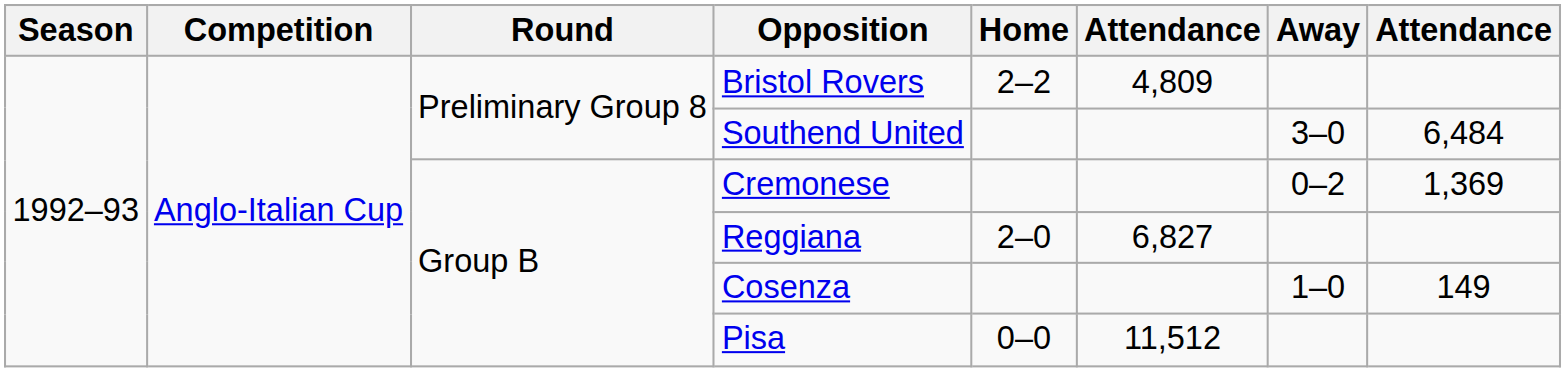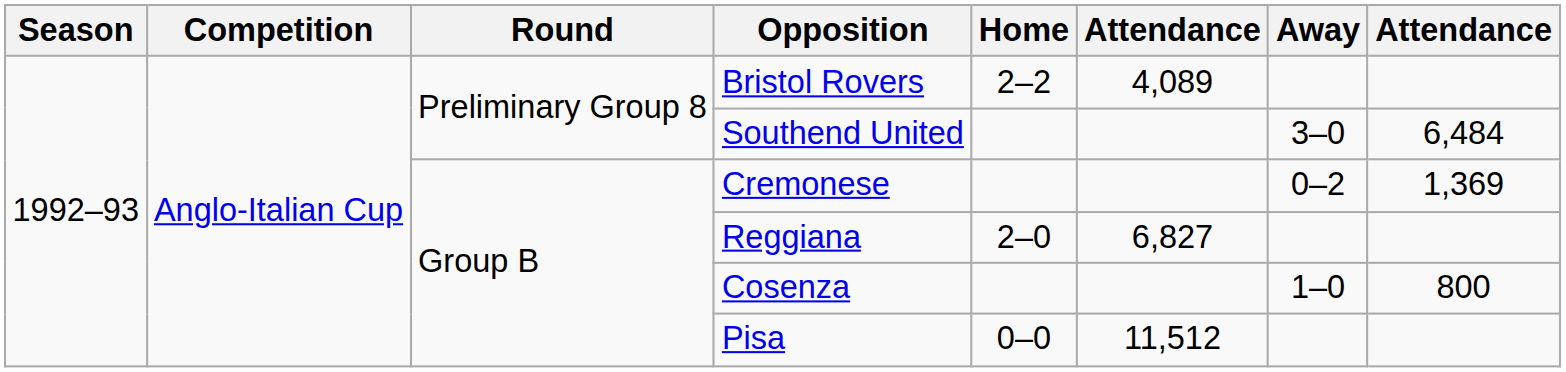(1172, 81) 4,809 -> (1172, 81) 4,089
(1464, 287) 149 -> (1464, 287) 800
